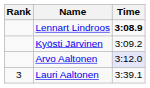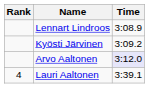(129, 28) bold -> (128, 28) normal
(19, 75) 3 -> (19, 75) 4
